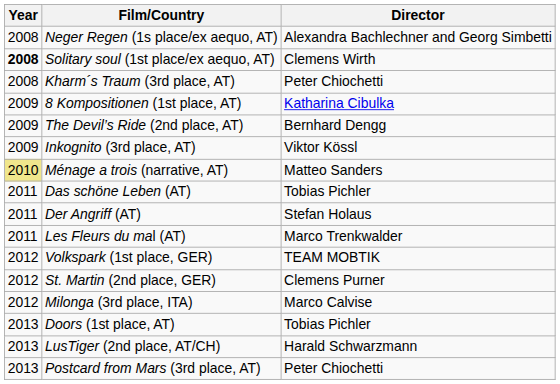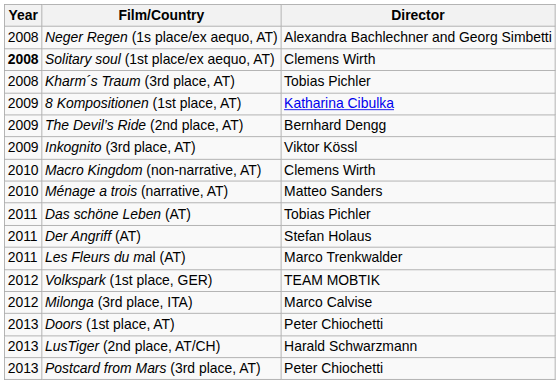(334, 81) Peter Chiochetti -> (327, 81) Tobias Pichler
+ row: (153, 170)
(23, 170) khaki background -> (23, 192) no background
- row: (131, 280)
(327, 324) Tobias Pichler -> (334, 324) Peter Chiochetti
